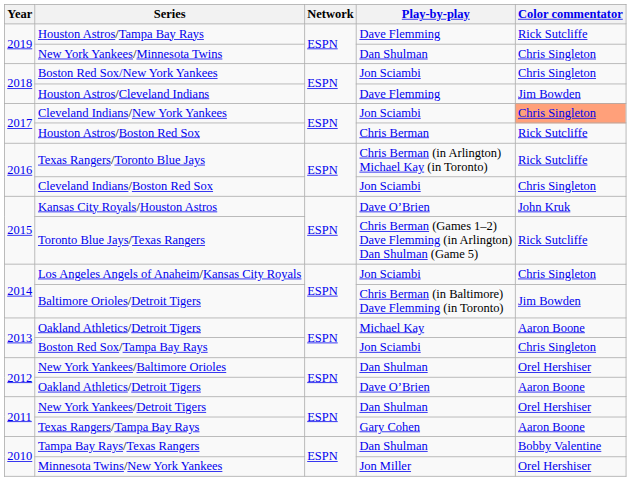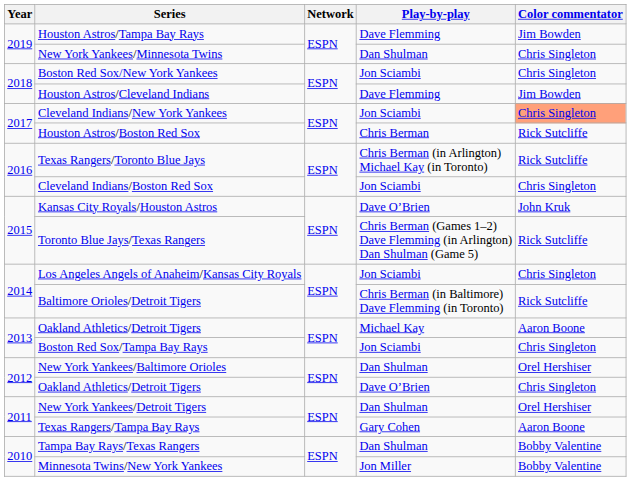(553, 34) Rick Sutcliffe -> (549, 34) Jim Bowden
(549, 301) Jim Bowden -> (553, 301) Rick Sutcliffe
(551, 387) Aaron Boone -> (557, 387) Chris Singleton
(555, 466) Orel Hershiser -> (560, 466) Bobby Valentine
